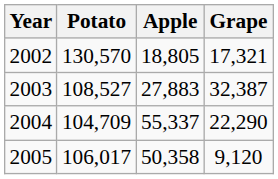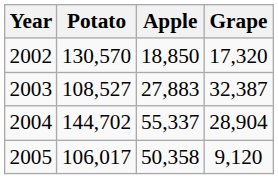(170, 55) 18,805 -> (170, 55) 18,850
(238, 55) 17,321 -> (238, 55) 17,320
(97, 122) 104,709 -> (97, 122) 144,702
(238, 122) 22,290 -> (238, 122) 28,904
